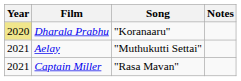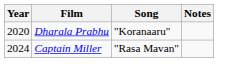(18, 31) khaki background -> (18, 31) no background
- row: (47, 48)
(18, 66) 2021 -> (18, 48) 2024
